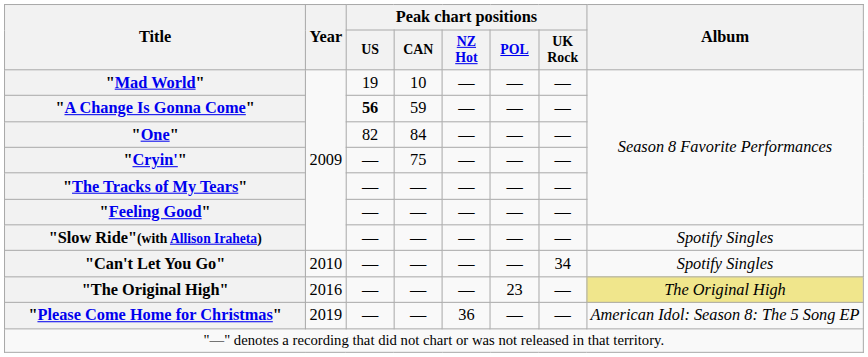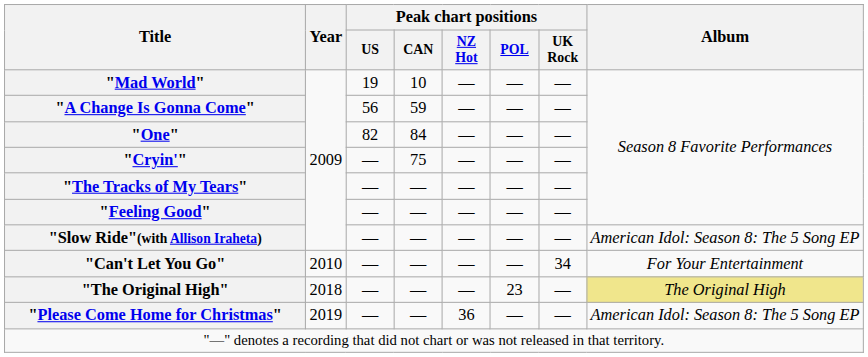(370, 108) bold -> (370, 108) normal
(725, 237) Spotify Singles -> (725, 237) American Idol: Season 8: The 5 Song EP
(725, 263) Spotify Singles -> (725, 263) For Your Entertainment
(326, 289) 2016 -> (326, 289) 2018
